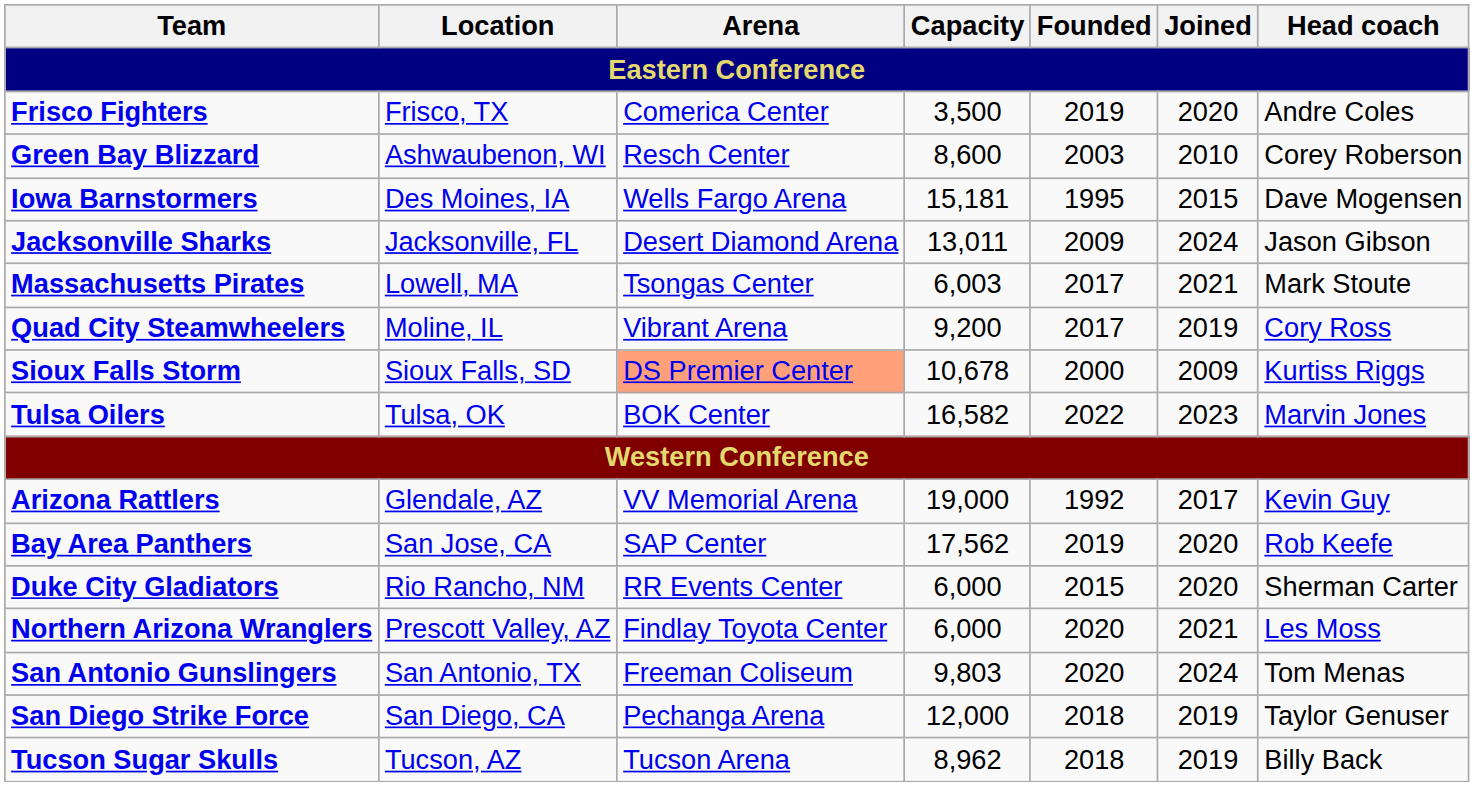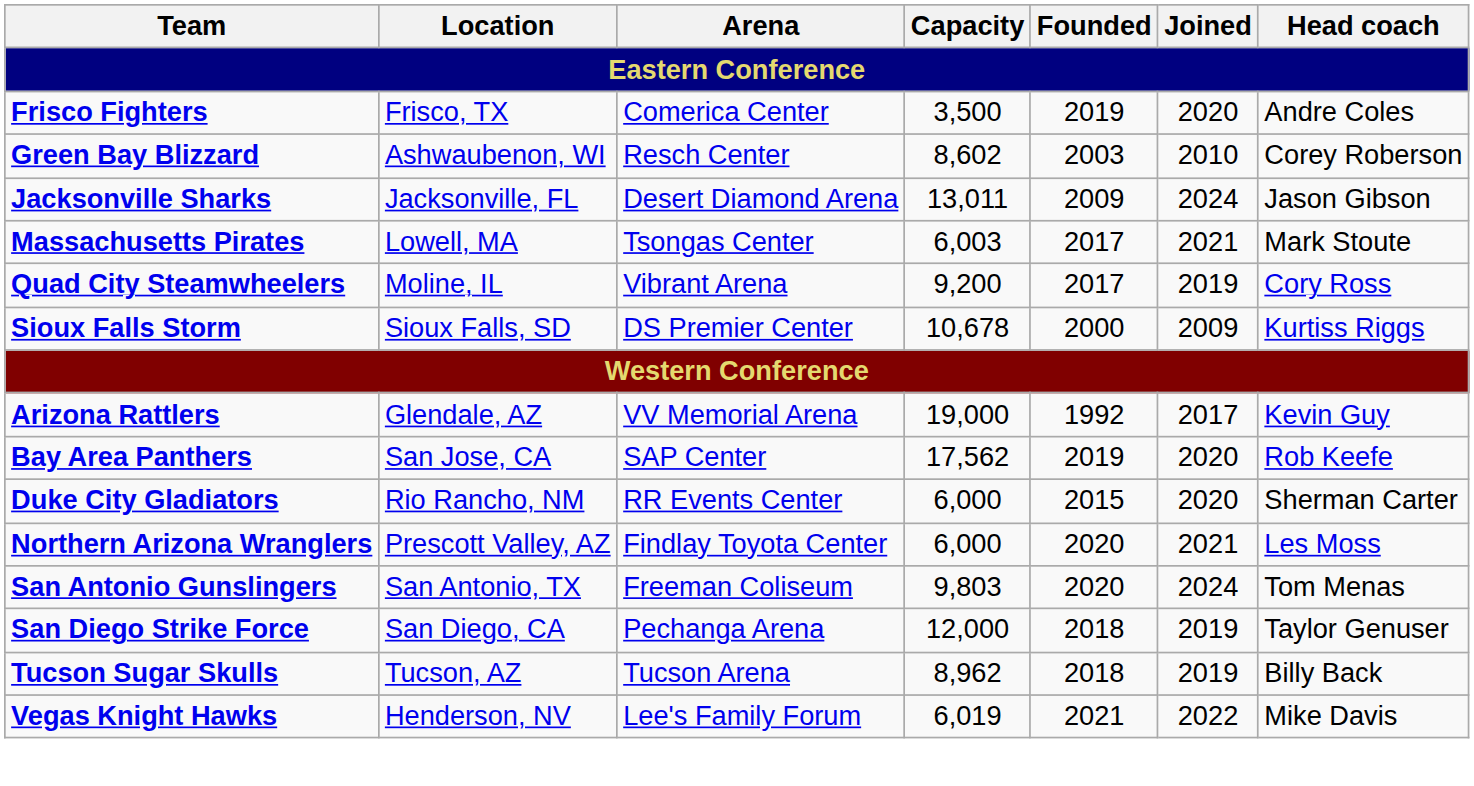(968, 155) 8,600 -> (968, 155) 8,602
- row: (134, 198)
(738, 371) lightsalmon background -> (738, 328) no background
- row: (88, 414)
+ row: (144, 716)
